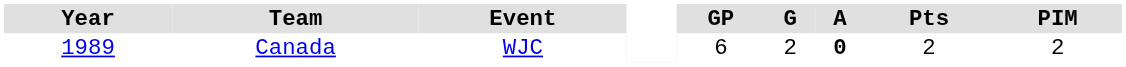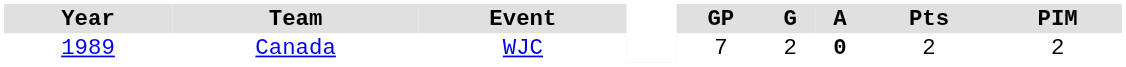(721, 48) 6 -> (721, 48) 7
